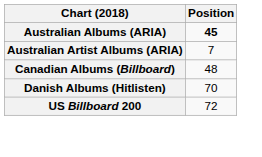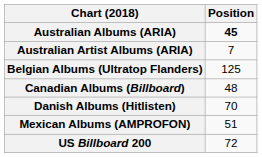+ row: (105, 69)
+ row: (105, 124)
